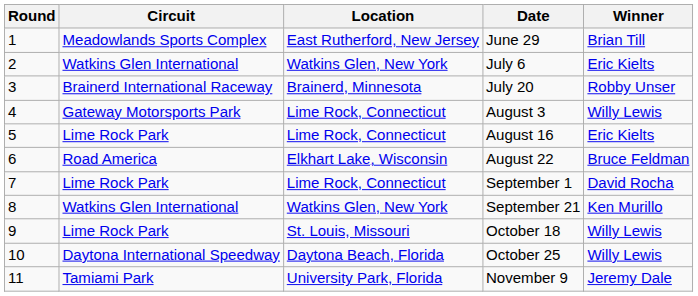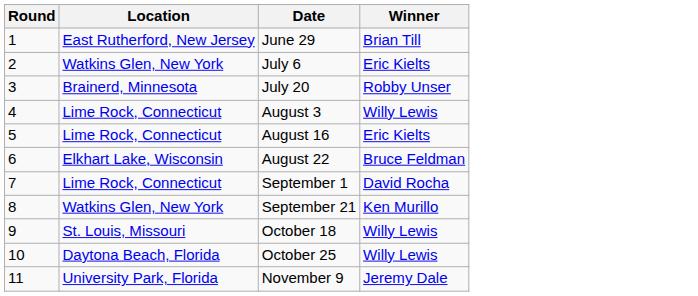- column: (171, 16)
